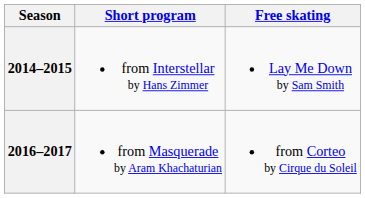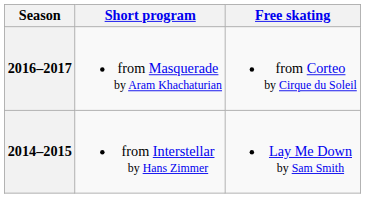rows swapped: (40, 151) <-> (40, 68)
